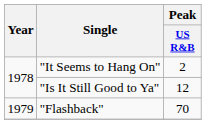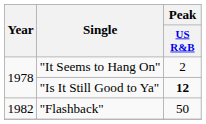(182, 87) normal -> (182, 87) bold
(21, 108) 1979 -> (21, 108) 1982
(182, 108) 70 -> (182, 108) 50
